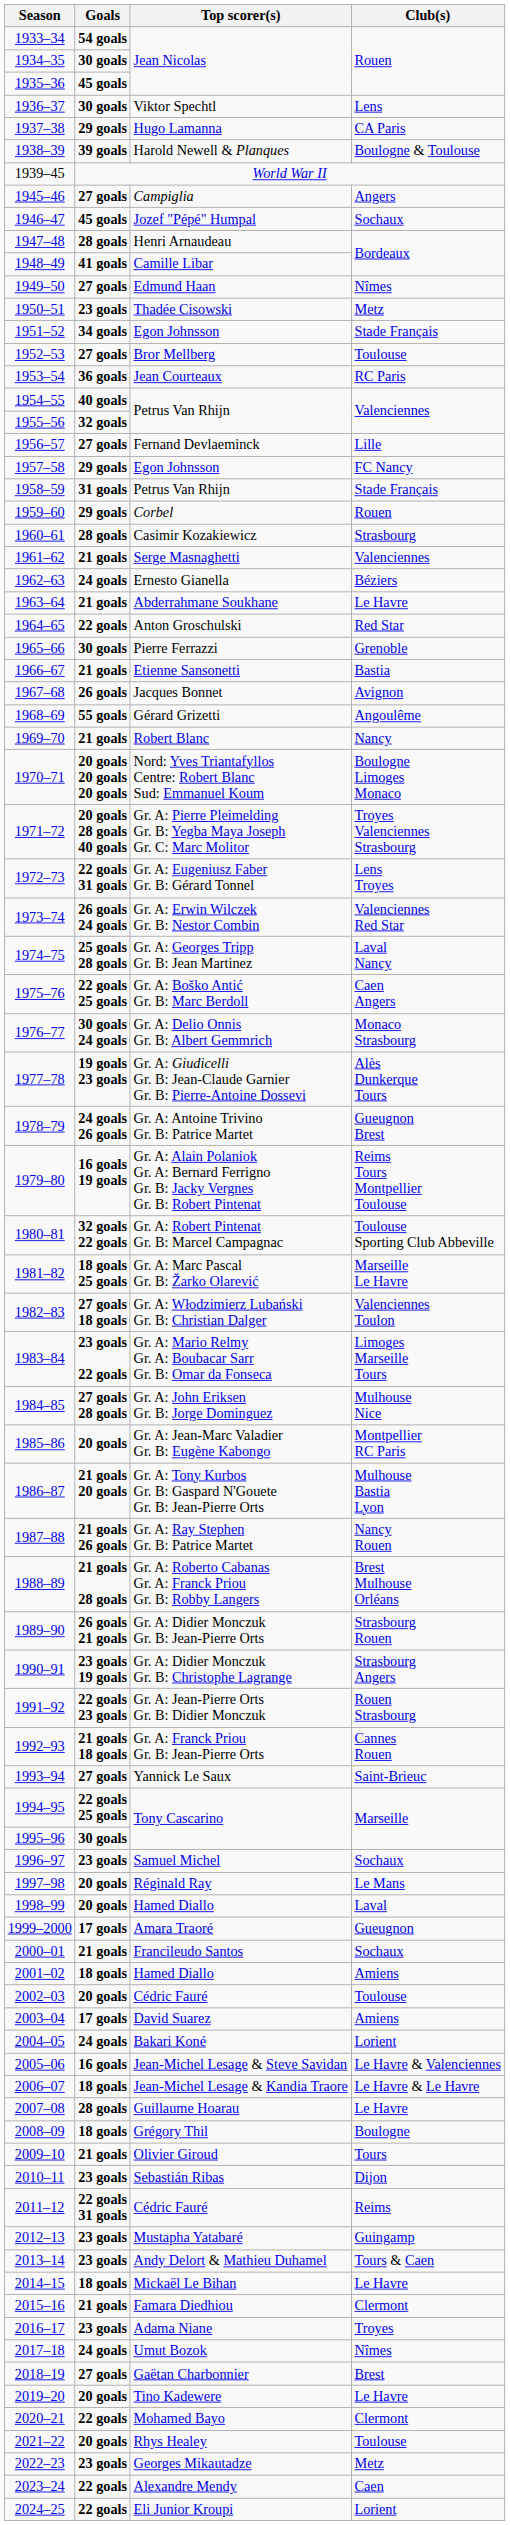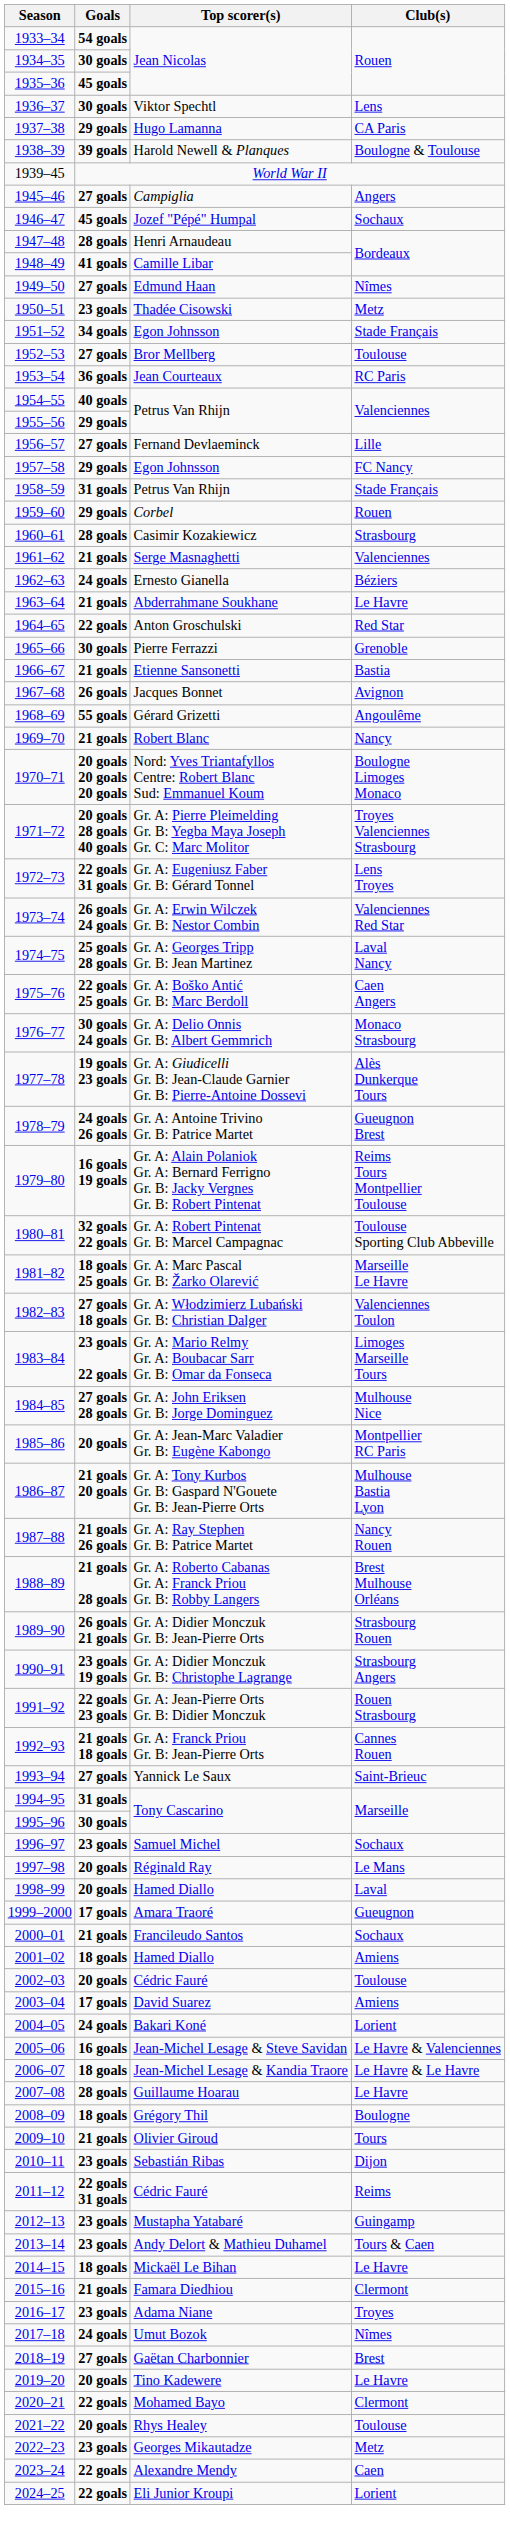(103, 422) 32 goals -> (103, 422) 29 goals
(103, 1807) 22 goals 25 goals -> (103, 1799) 31 goals
